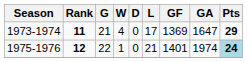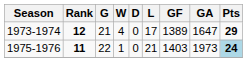(79, 31) 11 -> (79, 31) 12
(175, 31) 1369 -> (175, 31) 1389
(79, 48) 12 -> (79, 48) 11
(175, 48) 1401 -> (175, 48) 1403
(205, 48) 1974 -> (205, 48) 1973
